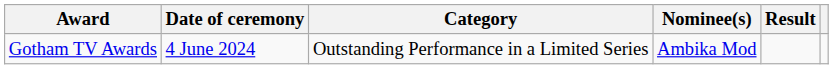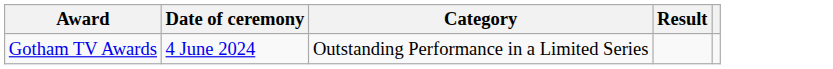- column: (707, 19)
